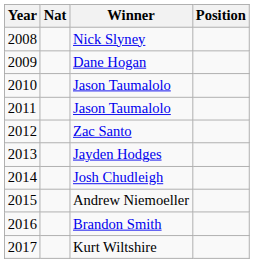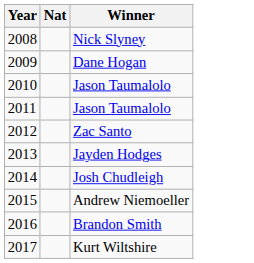- column: (221, 16)
